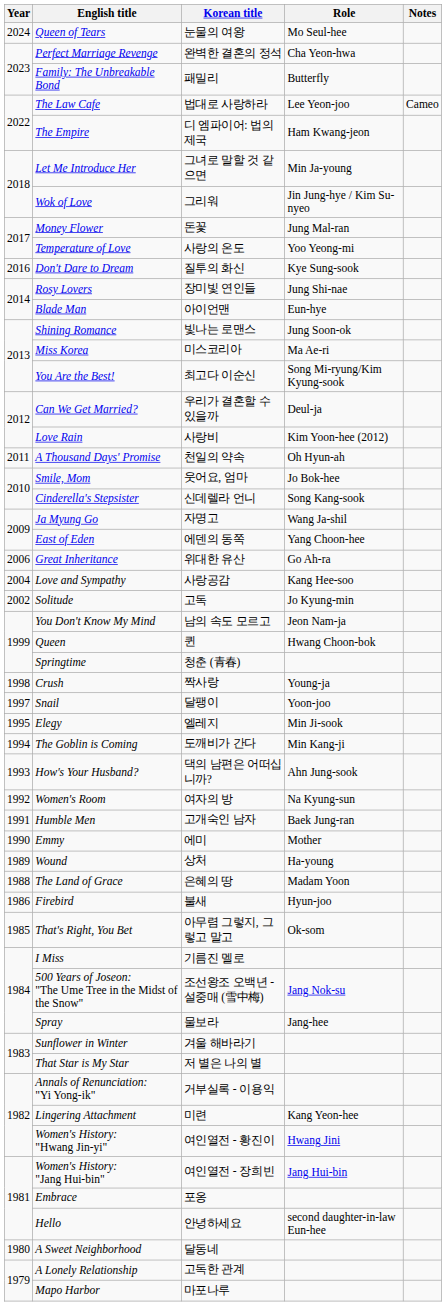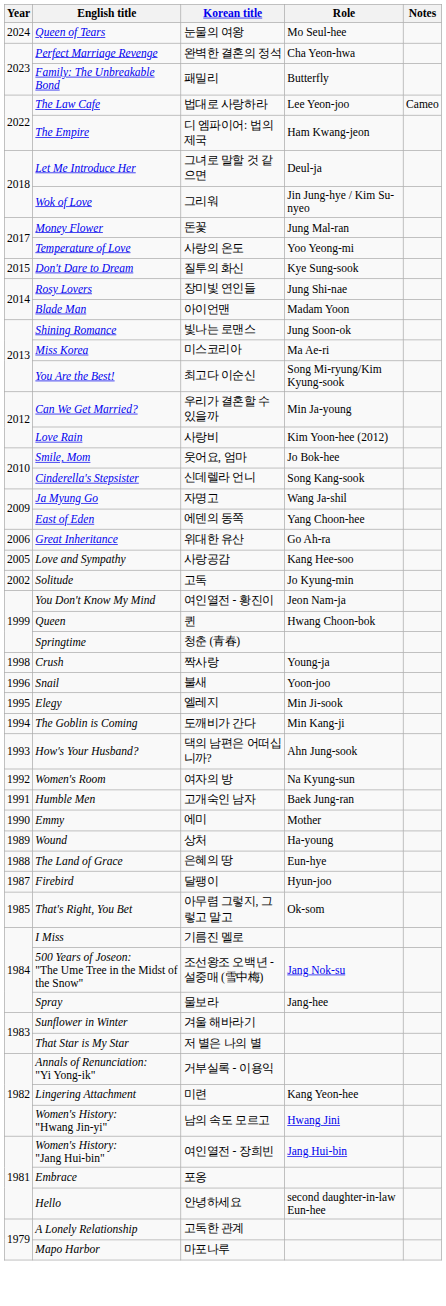(320, 168) Min Ja-young -> (305, 168) Deul-ja
(19, 268) 2016 -> (19, 268) 2015
(307, 309) Eun-hye -> (318, 309) Madam Yoon
(305, 409) Deul-ja -> (319, 409) Min Ja-young
- row: (98, 458)
(19, 580) 2004 -> (19, 560) 2005
(227, 621) 남의 속도 모르고 -> (229, 600) 여인열전 - 황진이
(19, 703) 1997 -> (19, 682) 1996
(201, 702) 달팽이 -> (195, 682) 불새
(318, 881) Madam Yoon -> (307, 861) Eun-hye
(19, 902) 1986 -> (19, 881) 1987
(195, 901) 불새 -> (201, 881) 달팽이
(229, 1140) 여인열전 - 황진이 -> (227, 1120) 남의 속도 모르고
- row: (88, 1249)
